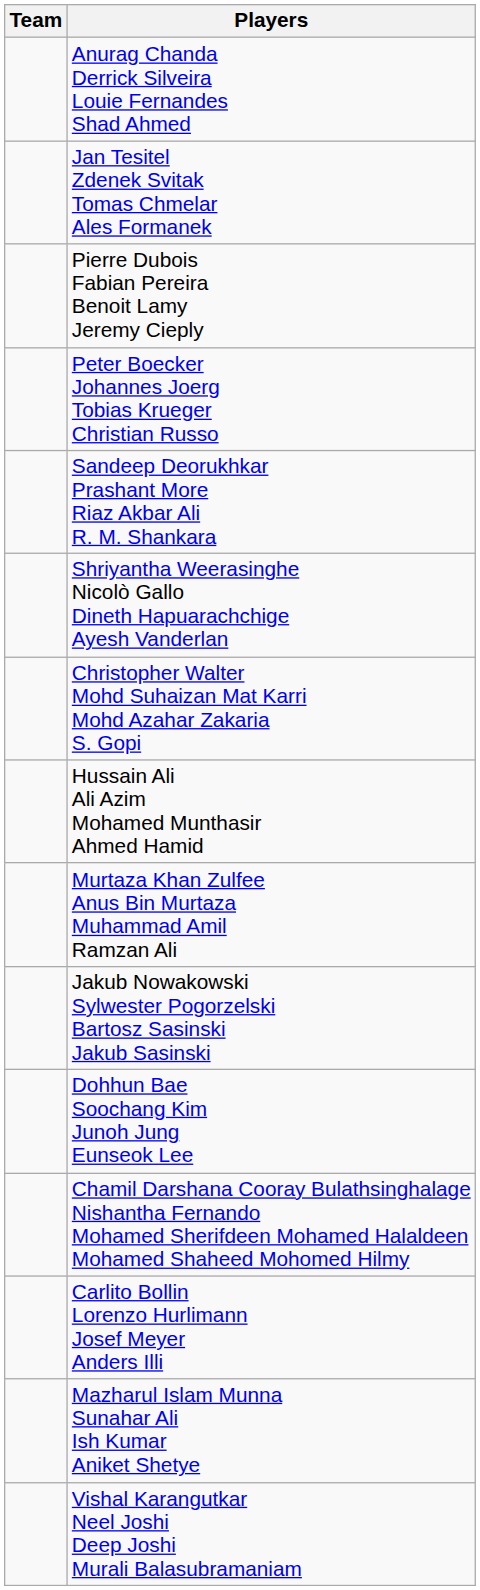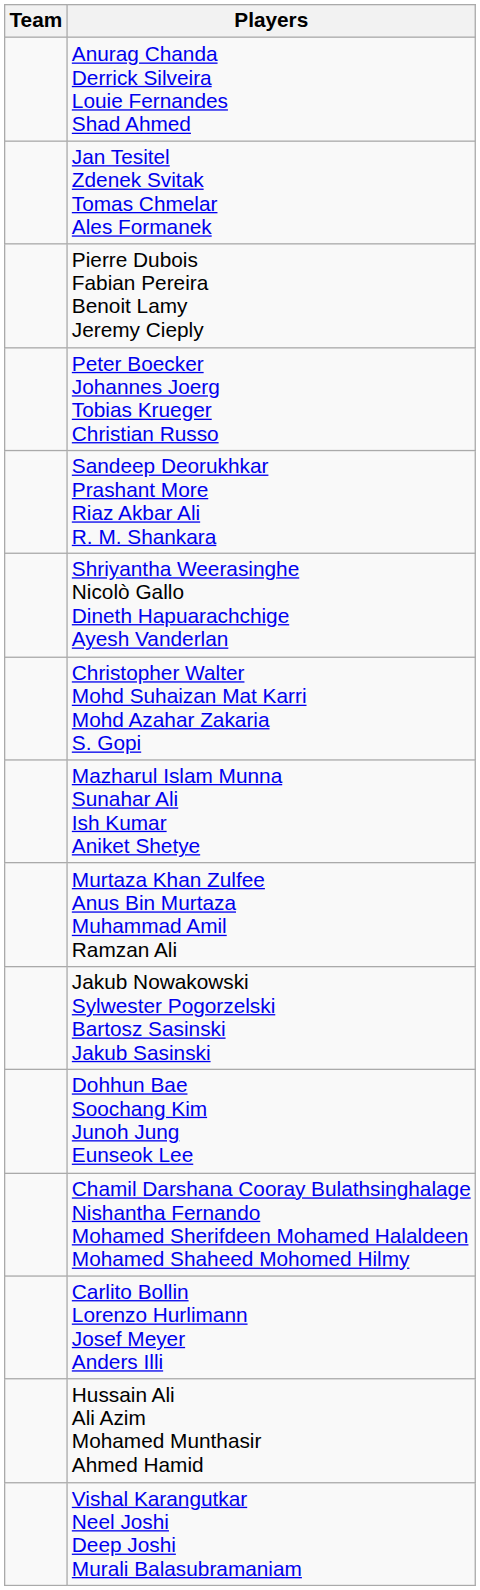rows swapped: (167, 811) <-> (177, 1430)
